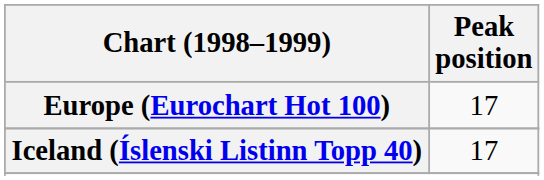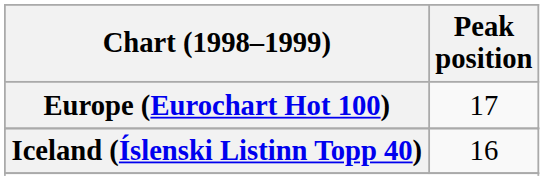(484, 150) 17 -> (484, 150) 16
